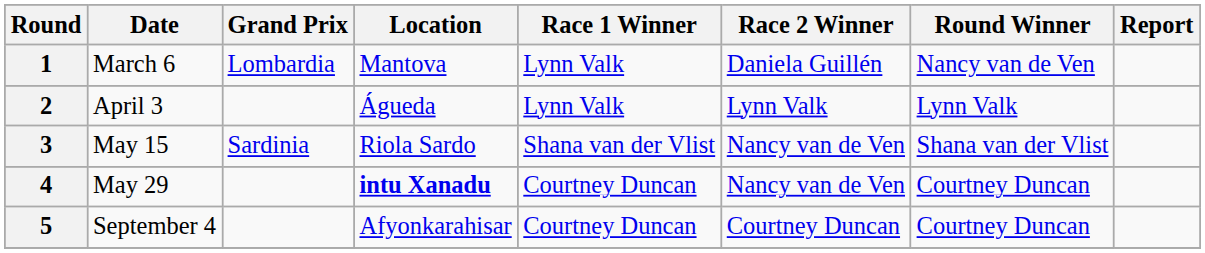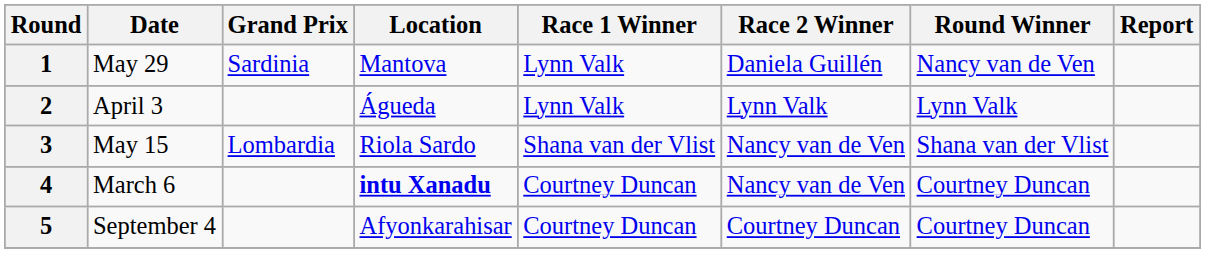(134, 64) March 6 -> (131, 64) May 29
(281, 64) Lombardia -> (268, 64) Sardinia
(268, 145) Sardinia -> (281, 145) Lombardia
(131, 185) May 29 -> (134, 185) March 6
